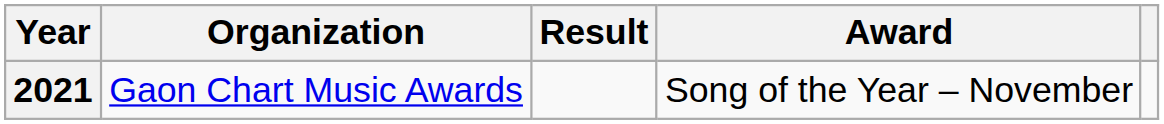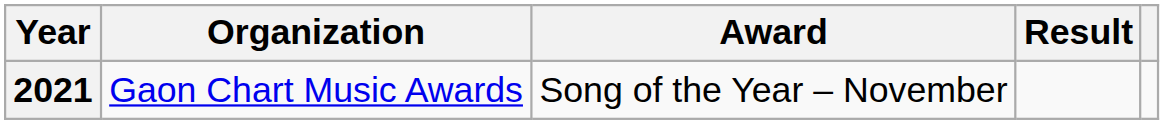columns swapped: (899, 32) <-> (594, 32)
